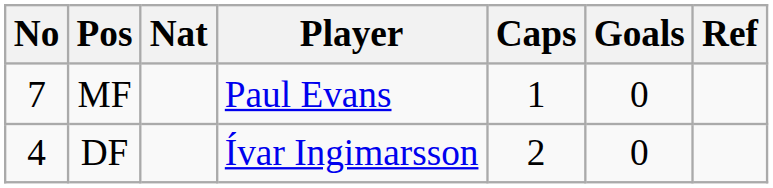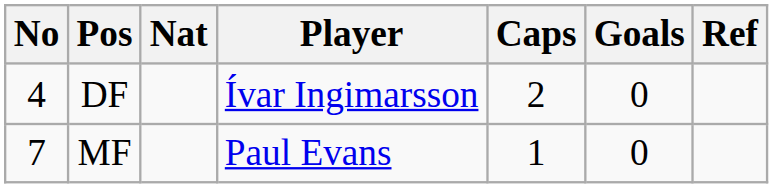rows swapped: (104, 152) <-> (104, 93)
